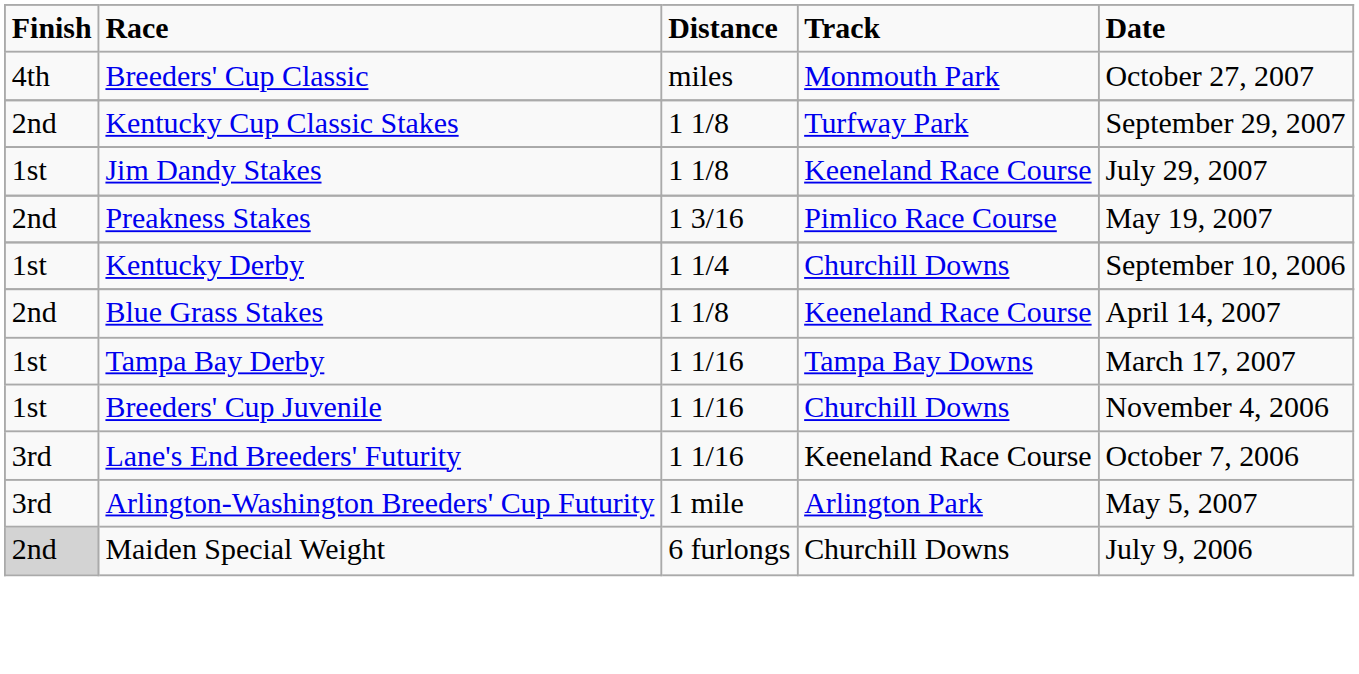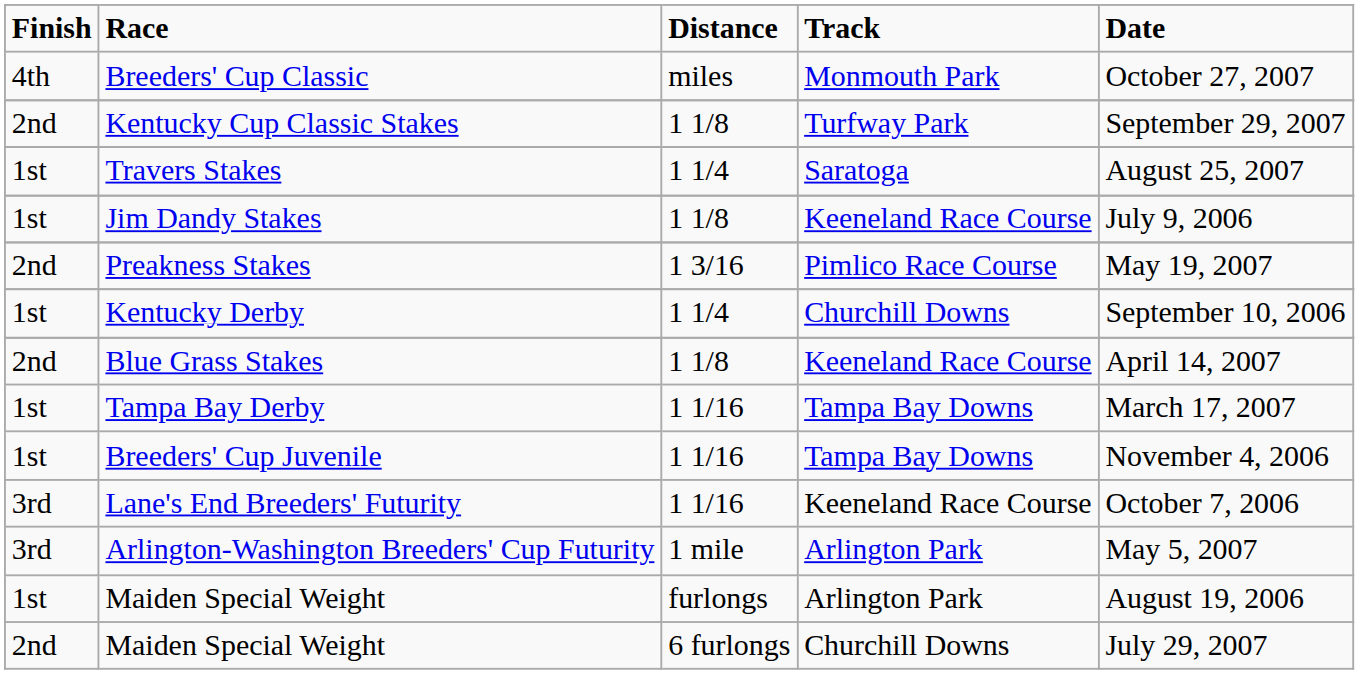+ row: (193, 170)
(1186, 170) July 29, 2007 -> (1179, 218) July 9, 2006
(907, 407) Churchill Downs -> (919, 455) Tampa Bay Downs
+ row: (245, 597)
(34, 550) lightgrey background -> (34, 645) no background
(1179, 550) July 9, 2006 -> (1186, 645) July 29, 2007
